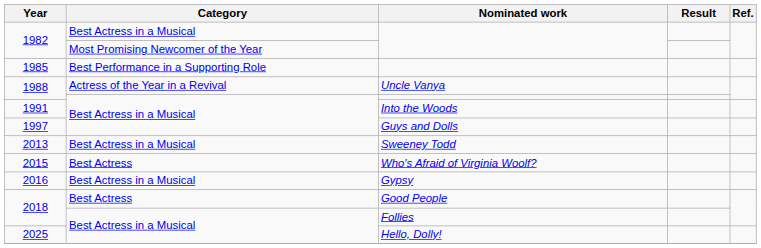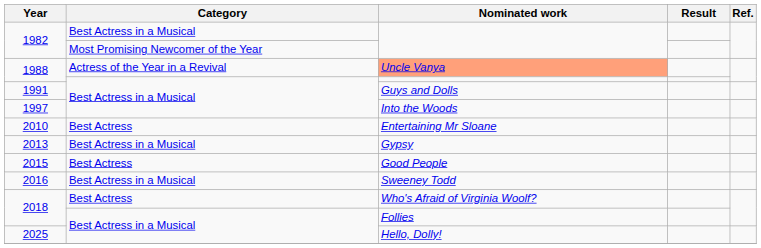- row: (35, 67)
(413, 85) no background -> (413, 67) lightsalmon background
(419, 108) Into the Woods -> (419, 90) Guys and Dolls
(419, 126) Guys and Dolls -> (419, 108) Into the Woods
+ row: (35, 126)
(418, 144) Sweeney Todd -> (397, 144) Gypsy
(459, 162) Who's Afraid of Virginia Woolf? -> (414, 162) Good People
(397, 180) Gypsy -> (418, 180) Sweeney Todd
(414, 198) Good People -> (459, 198) Who's Afraid of Virginia Woolf?
